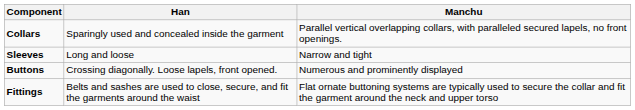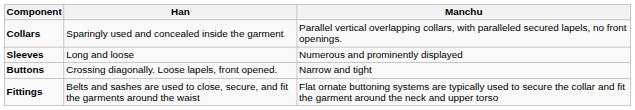(335, 54) Narrow and tight -> (381, 54) Numerous and prominently displayed
(381, 70) Numerous and prominently displayed -> (335, 70) Narrow and tight
